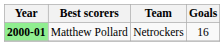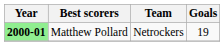(203, 31) 16 -> (203, 31) 19
